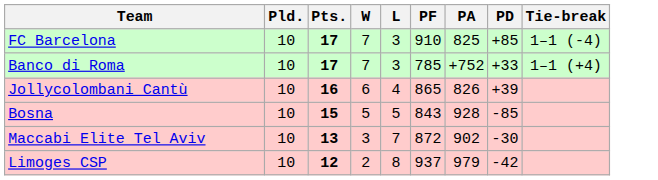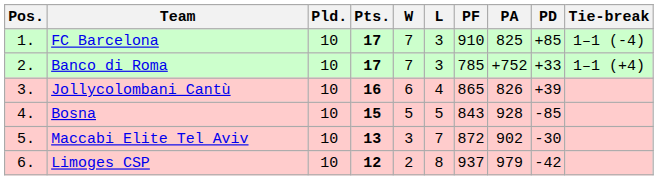+ column: (26, 17)
